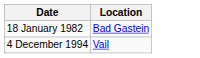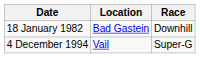+ column: (173, 12)
